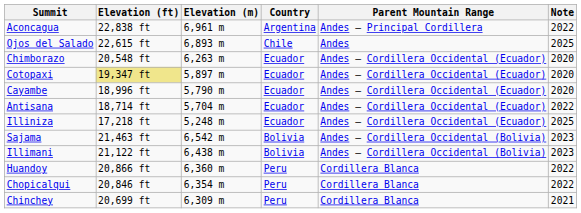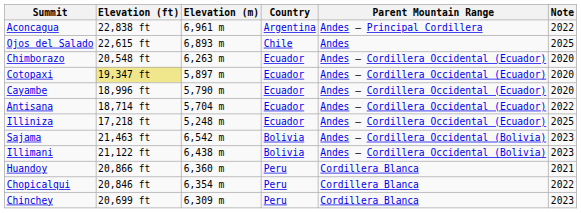(562, 169) 2022 -> (562, 169) 2021
(562, 200) 2021 -> (562, 200) 2023
